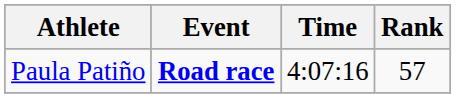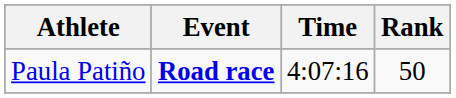(412, 70) 57 -> (412, 70) 50
